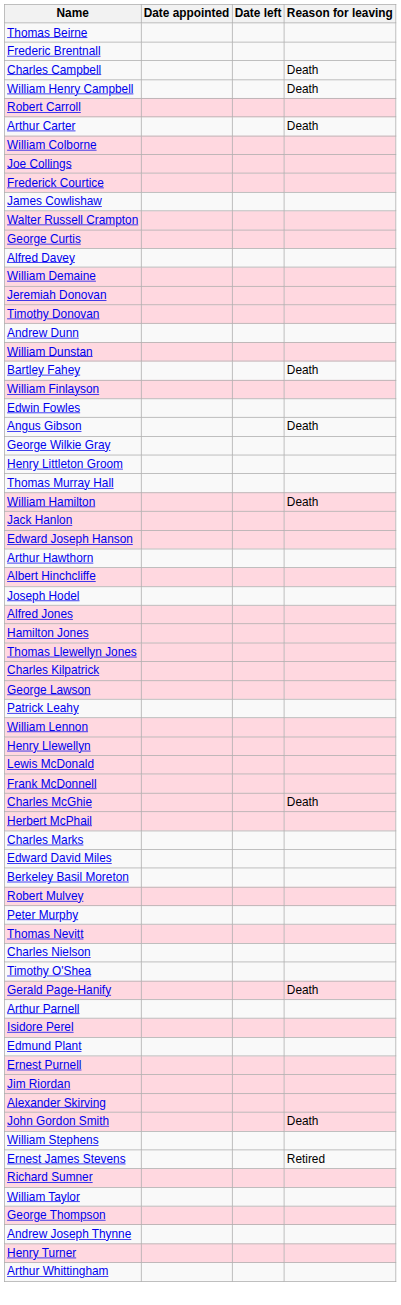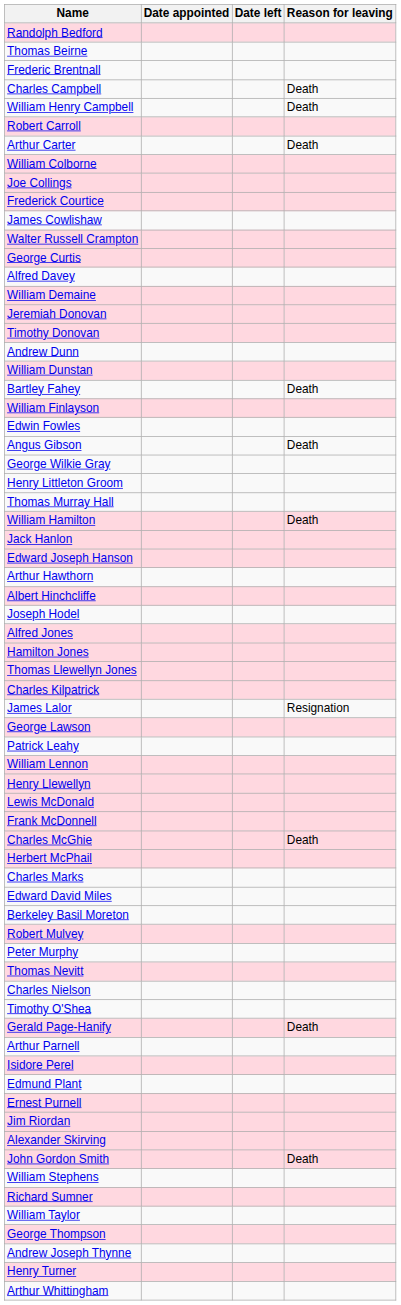+ row: (55, 32)
+ row: (39, 708)
- row: (66, 1159)
